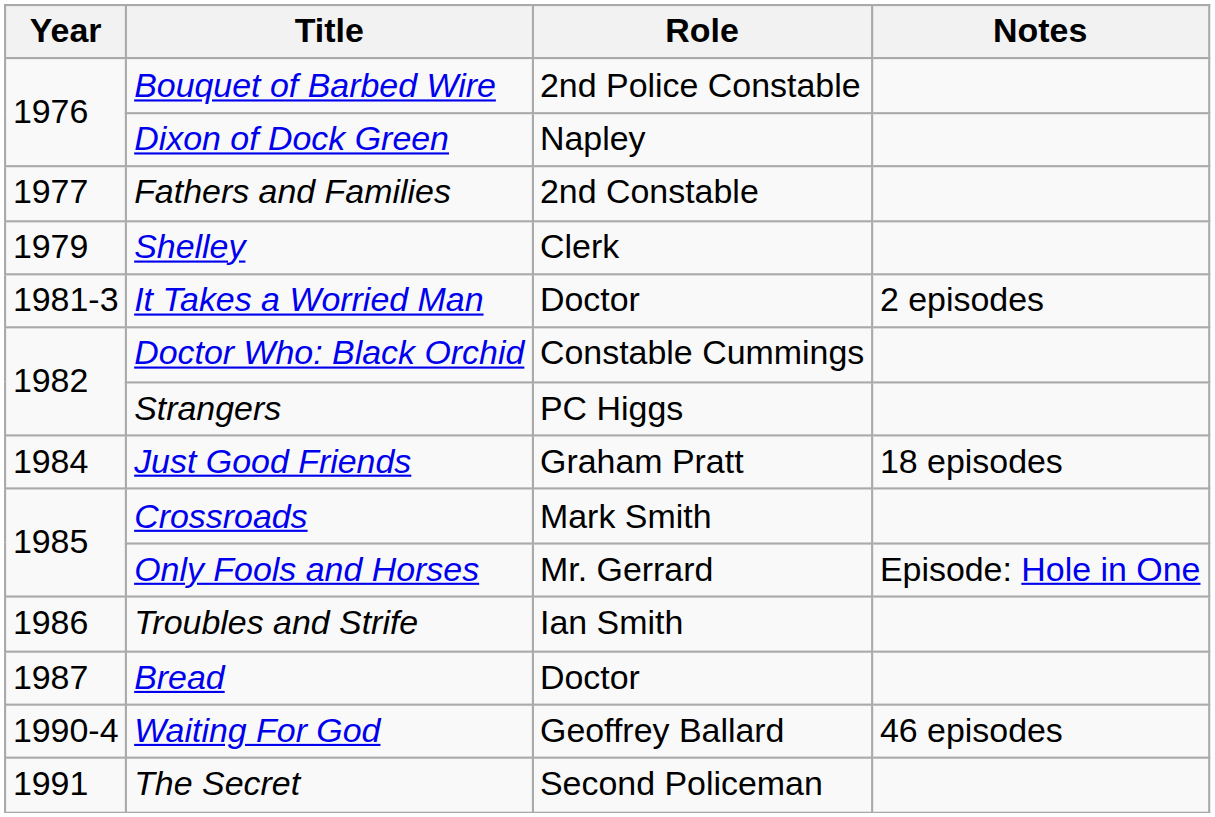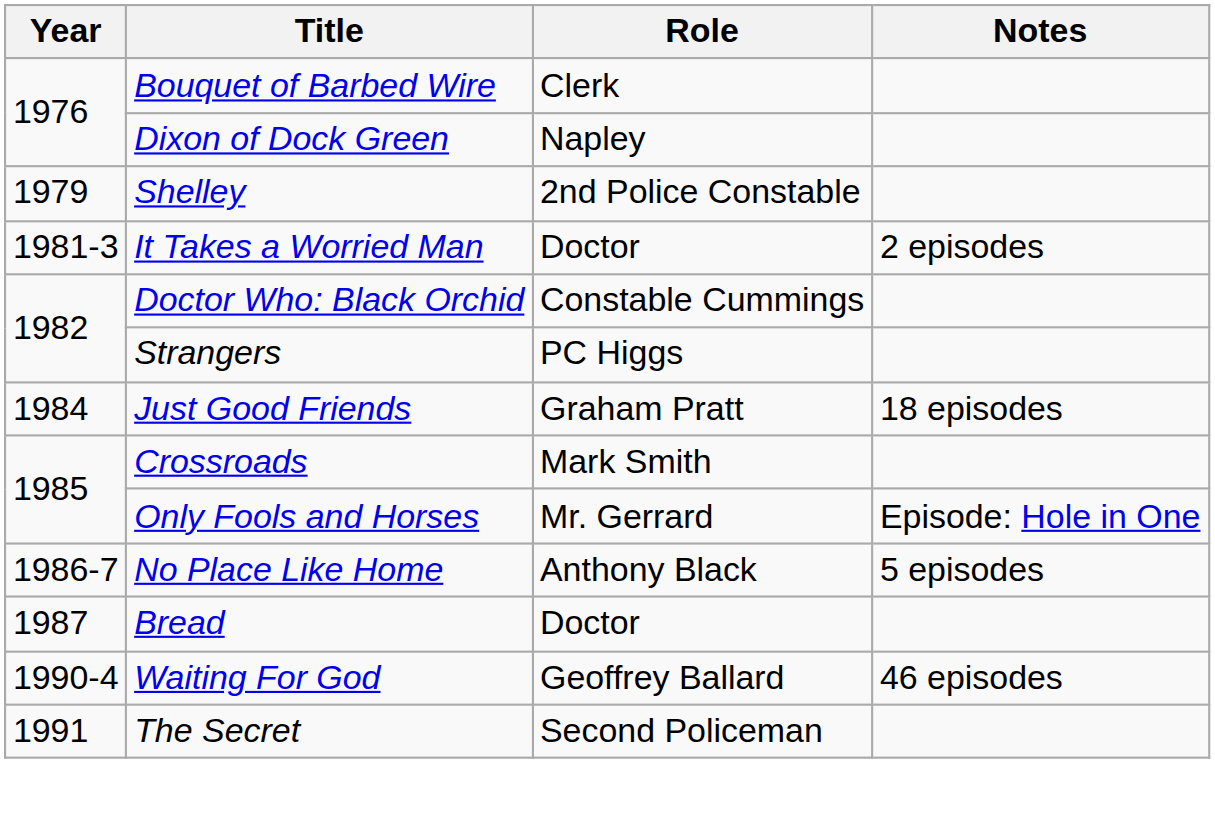(700, 85) 2nd Police Constable -> (580, 85) Clerk
- row: (293, 192)
(580, 246) Clerk -> (700, 192) 2nd Police Constable
- row: (276, 623)
+ row: (289, 569)
